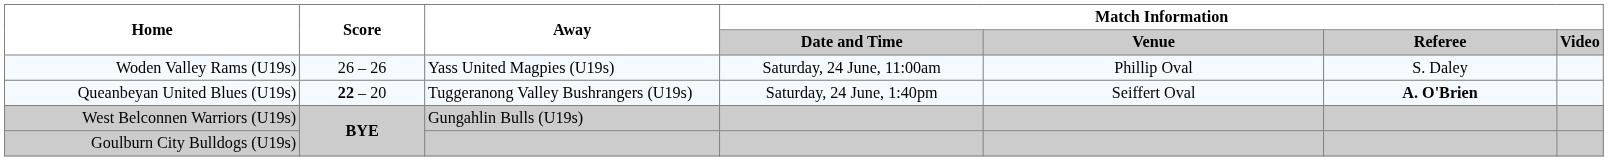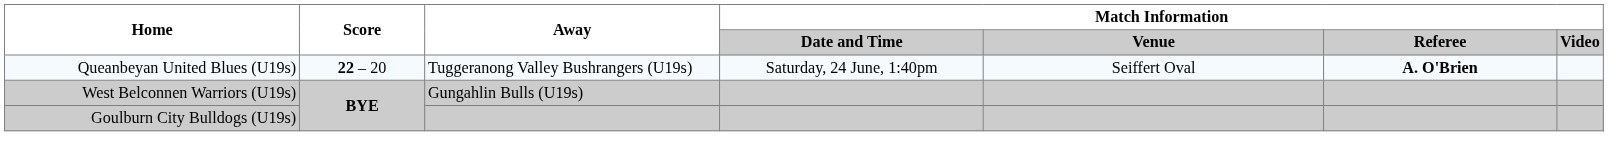- row: (206, 67)
